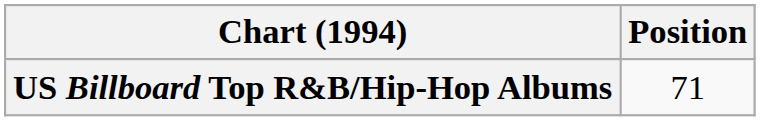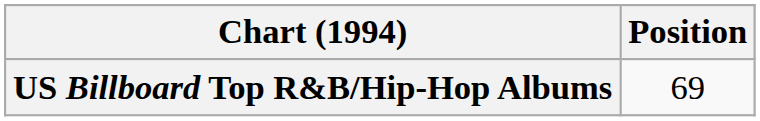(688, 86) 71 -> (688, 86) 69
